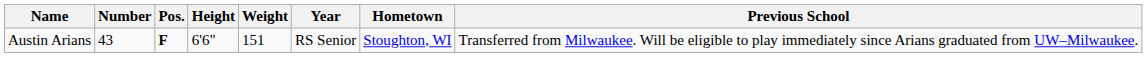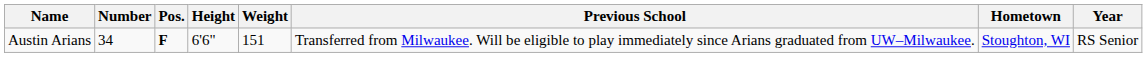columns swapped: (326, 16) <-> (798, 16)
(106, 40) 43 -> (106, 40) 34
